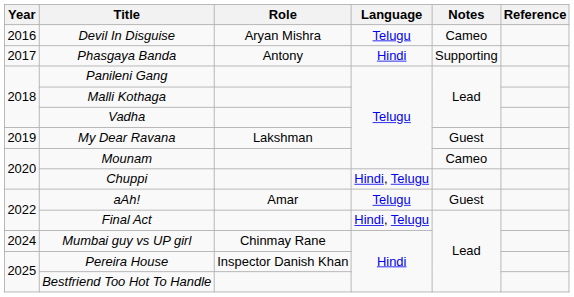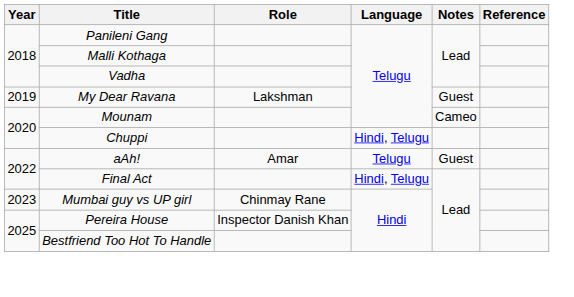- row: (127, 35)
- row: (127, 55)
(22, 240) 2024 -> (22, 199) 2023
